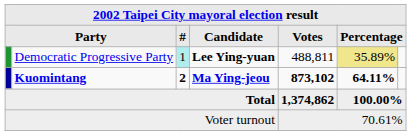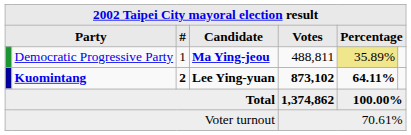(183, 57) paleturquoise background -> (183, 57) no background
(233, 57) Lee Ying-yuan -> (231, 57) Ma Ying-jeou
(231, 78) Ma Ying-jeou -> (233, 78) Lee Ying-yuan
